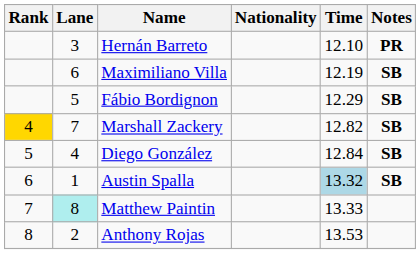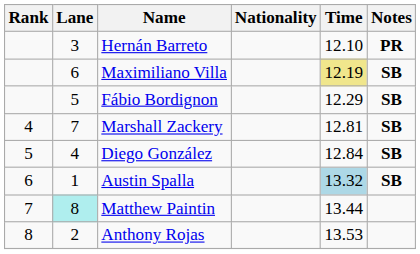(344, 72) no background -> (344, 72) khaki background
(28, 126) gold background -> (28, 126) no background
(344, 126) 12.82 -> (344, 126) 12.81
(344, 208) 13.33 -> (344, 208) 13.44
